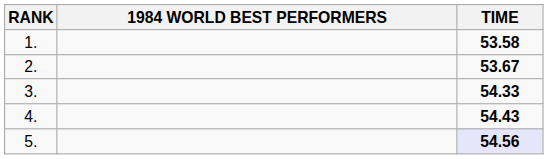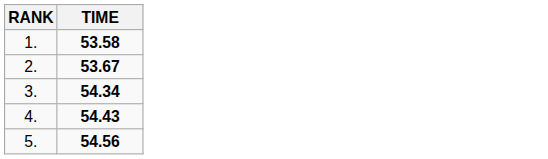- column: (257, 17)
(500, 92) 54.33 -> (100, 92) 54.34
(500, 141) lavender background -> (100, 141) no background
